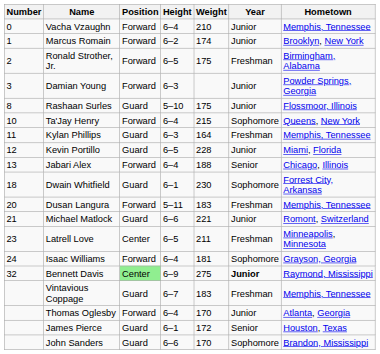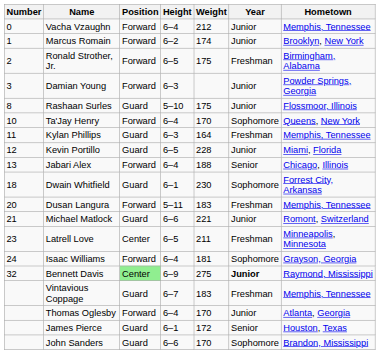(204, 27) 210 -> (204, 27) 212
(204, 121) 215 -> (204, 121) 170
